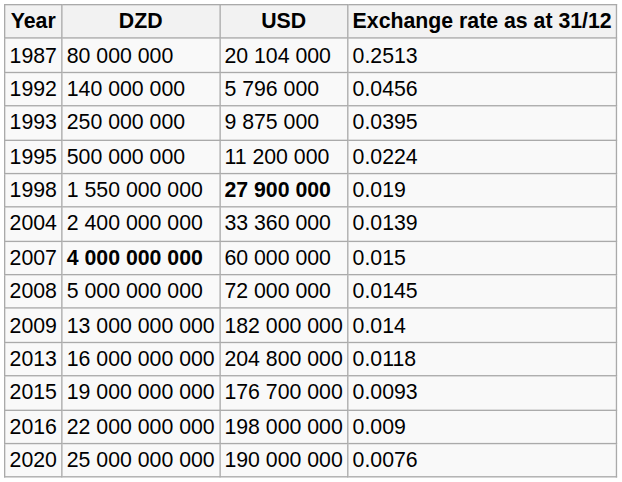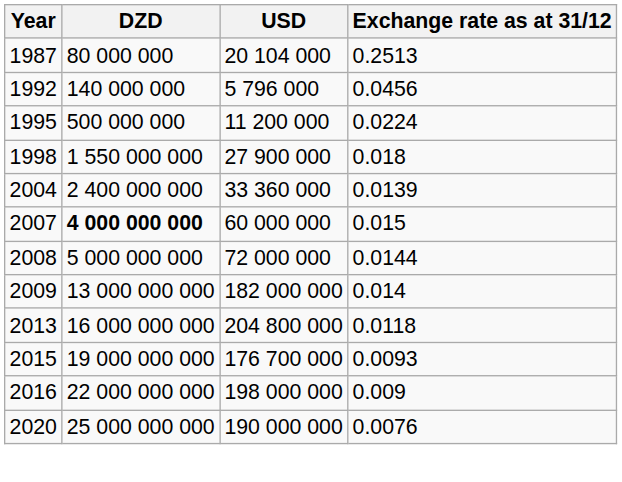- row: (33, 122)
(278, 190) bold -> (278, 156) normal
(379, 190) 0.019 -> (379, 156) 0.018
(385, 291) 0.0145 -> (385, 257) 0.0144
